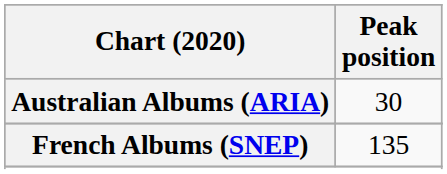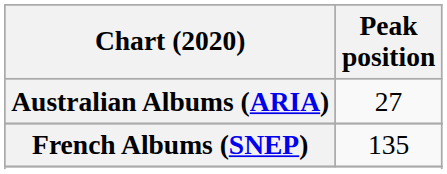(389, 100) 30 -> (389, 100) 27
